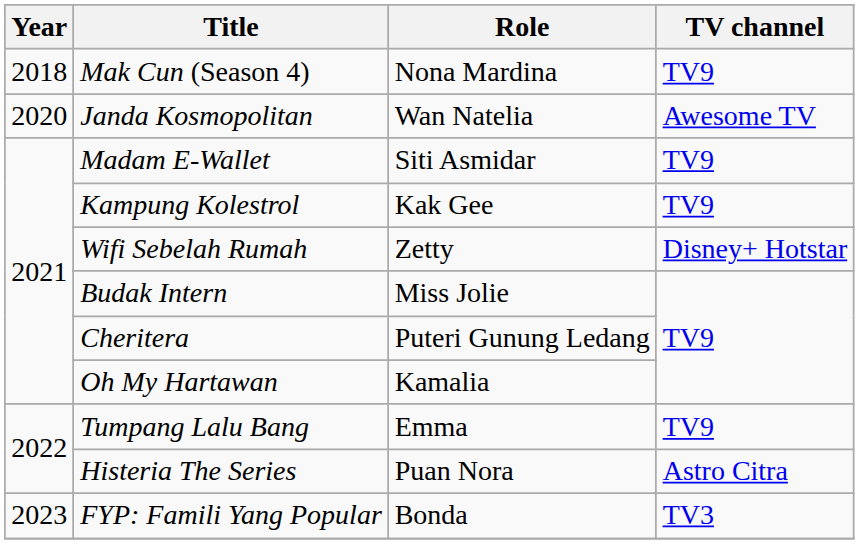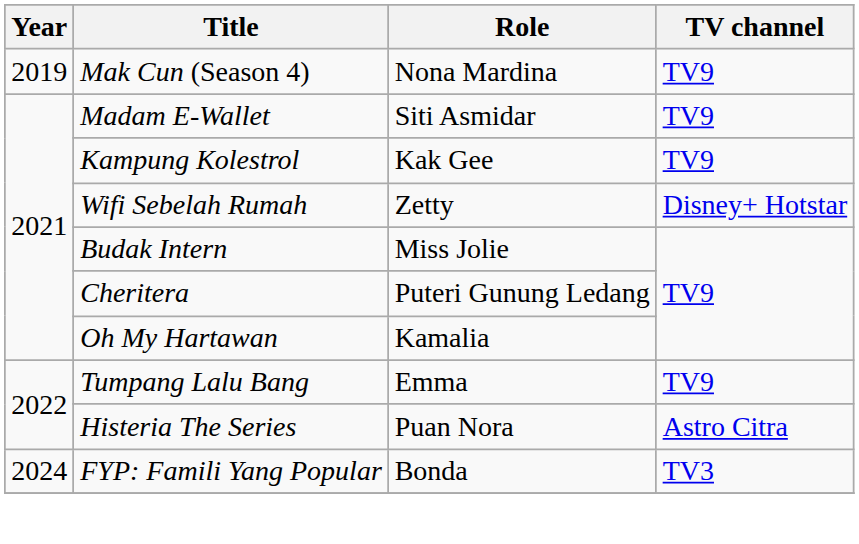(39, 71) 2018 -> (39, 71) 2019
- row: (197, 115)
(39, 515) 2023 -> (39, 470) 2024
